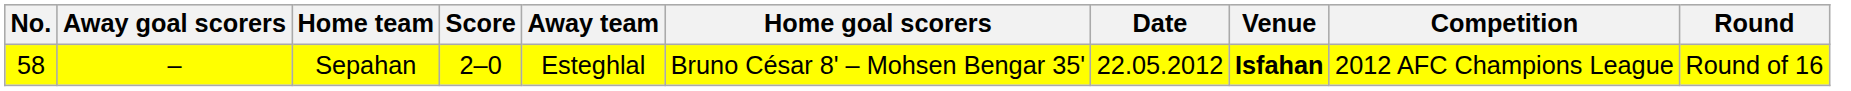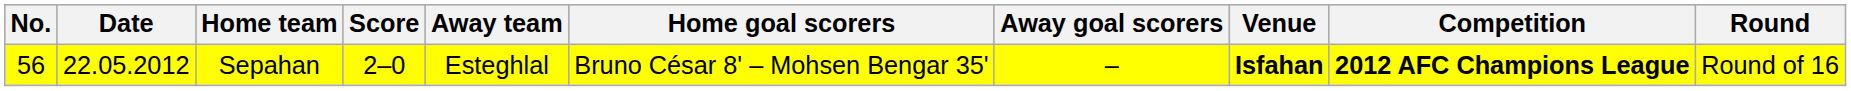columns swapped: (1160, 24) <-> (174, 24)
(31, 64) 58 -> (31, 64) 56
(1504, 64) normal -> (1512, 64) bold
